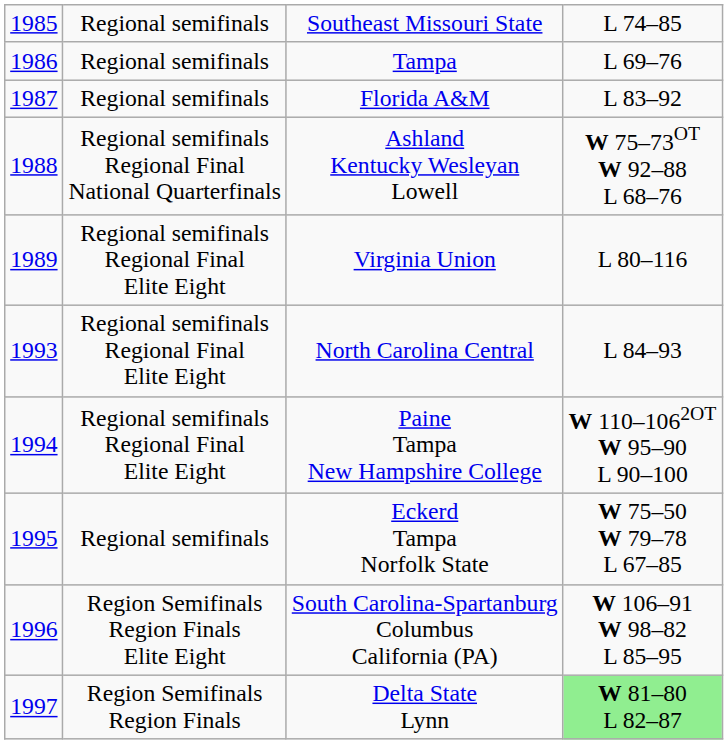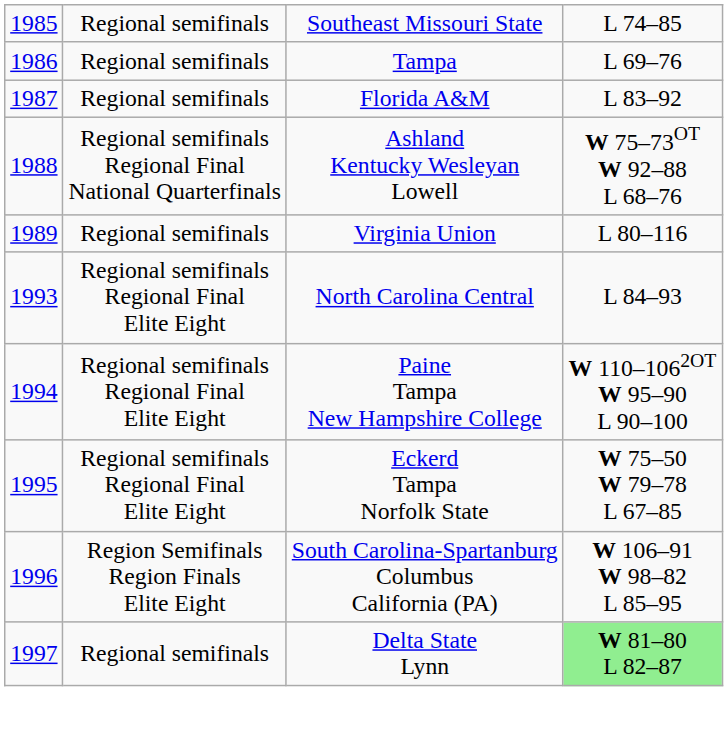(175, 259) Regional semifinals Regional Final Elite Eight -> (175, 233) Regional semifinals
(175, 538) Regional semifinals -> (175, 485) Regional semifinals Regional Final Elite Eight
(175, 707) Region Semifinals Region Finals -> (175, 653) Regional semifinals
